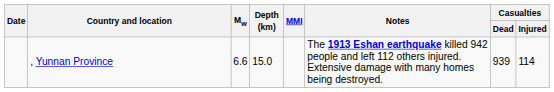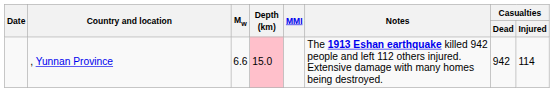(262, 62) no background -> (262, 62) pink background
(501, 62) 939 -> (501, 62) 942
